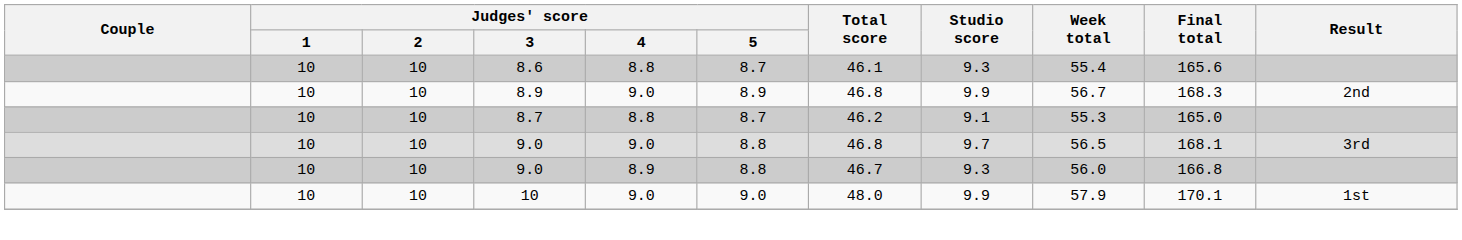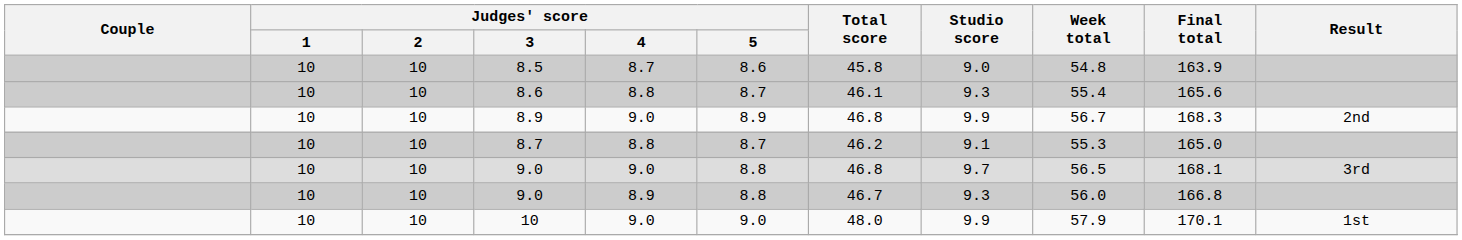+ row: (127, 68)
